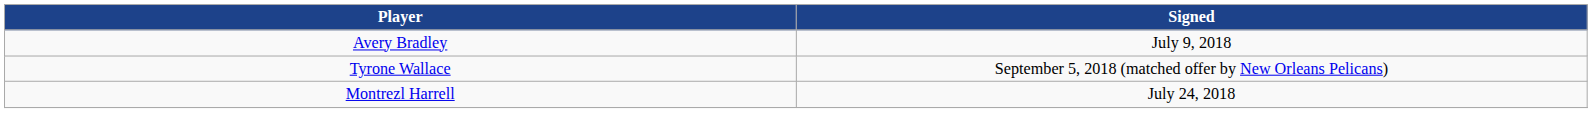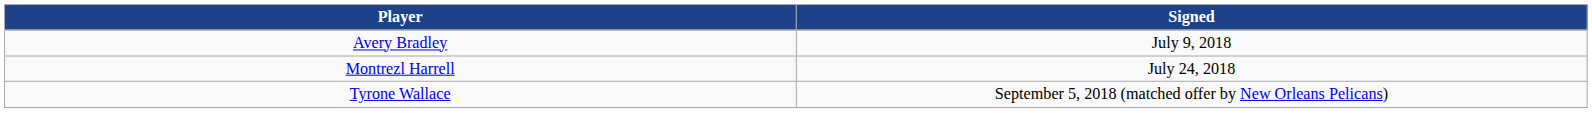rows swapped: (400, 94) <-> (400, 68)
